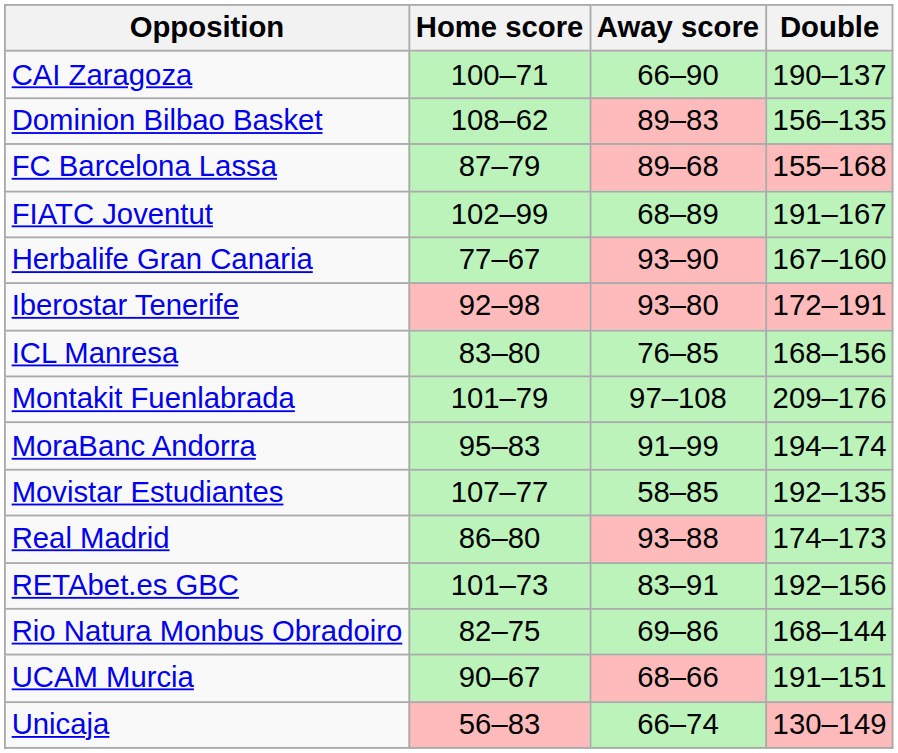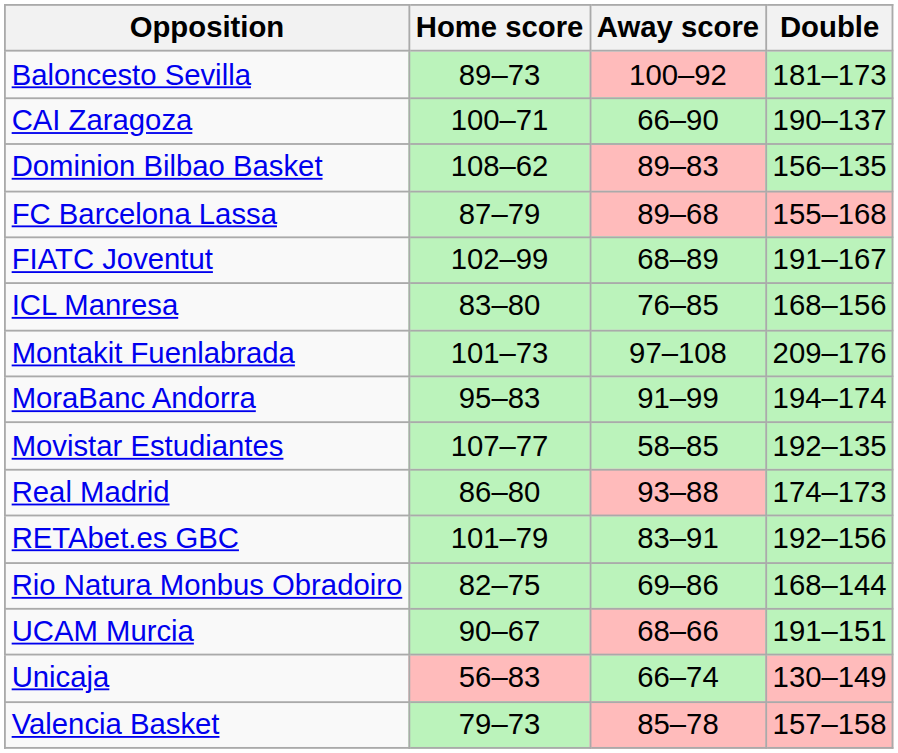+ row: (131, 74)
- row: (162, 259)
- row: (125, 306)
(500, 399) 101–79 -> (500, 352) 101–73
(500, 584) 101–73 -> (500, 538) 101–79
+ row: (116, 724)
